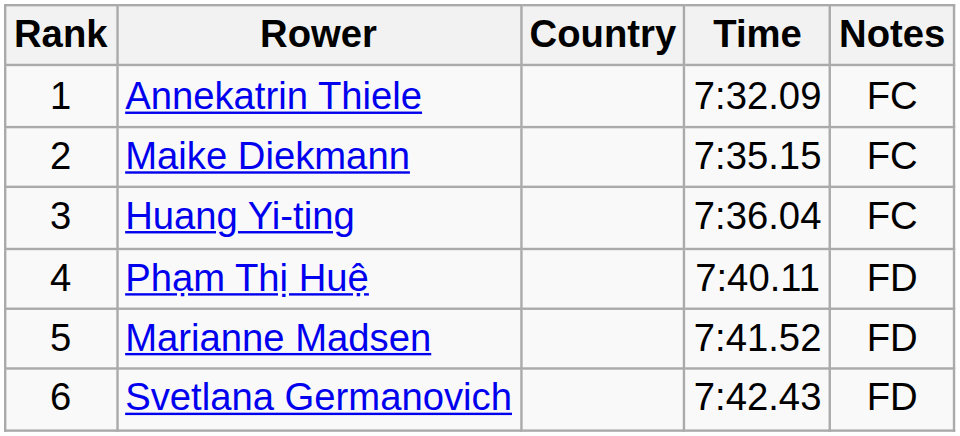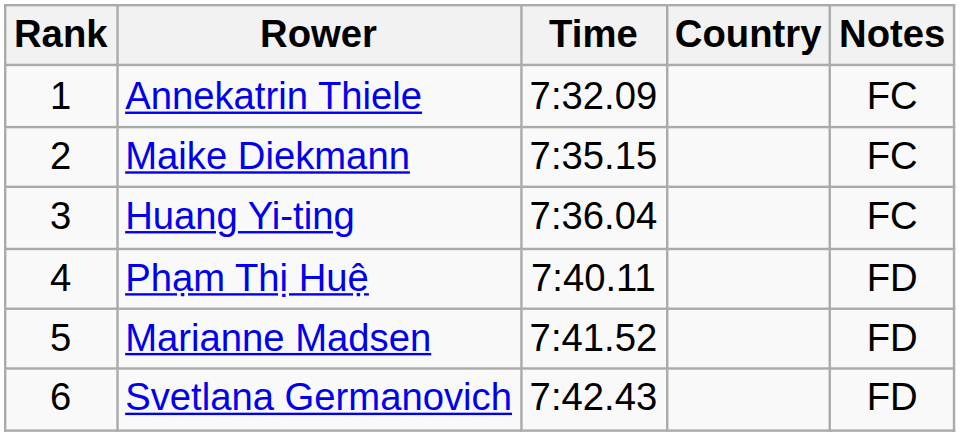columns swapped: (603, 34) <-> (758, 34)
